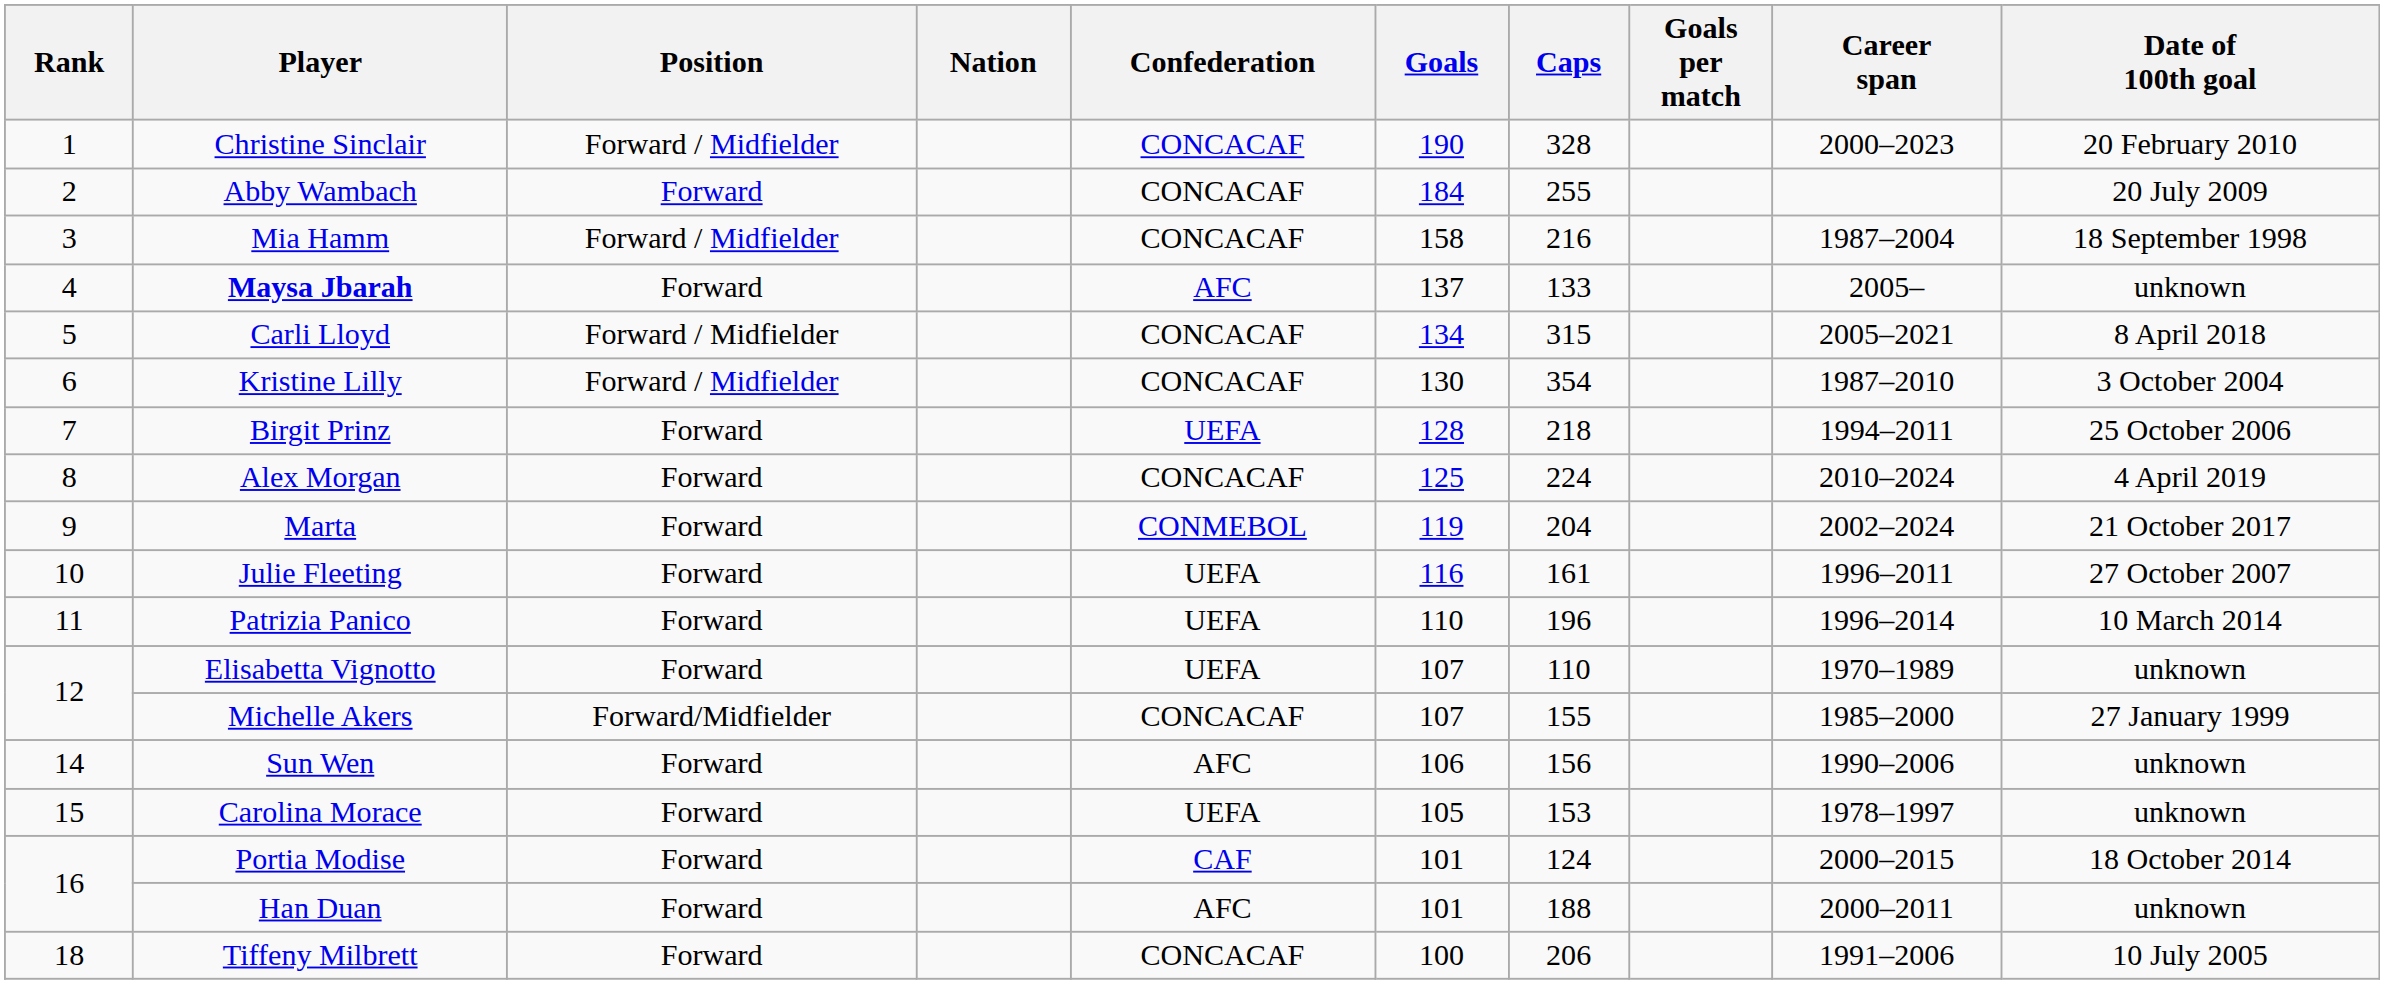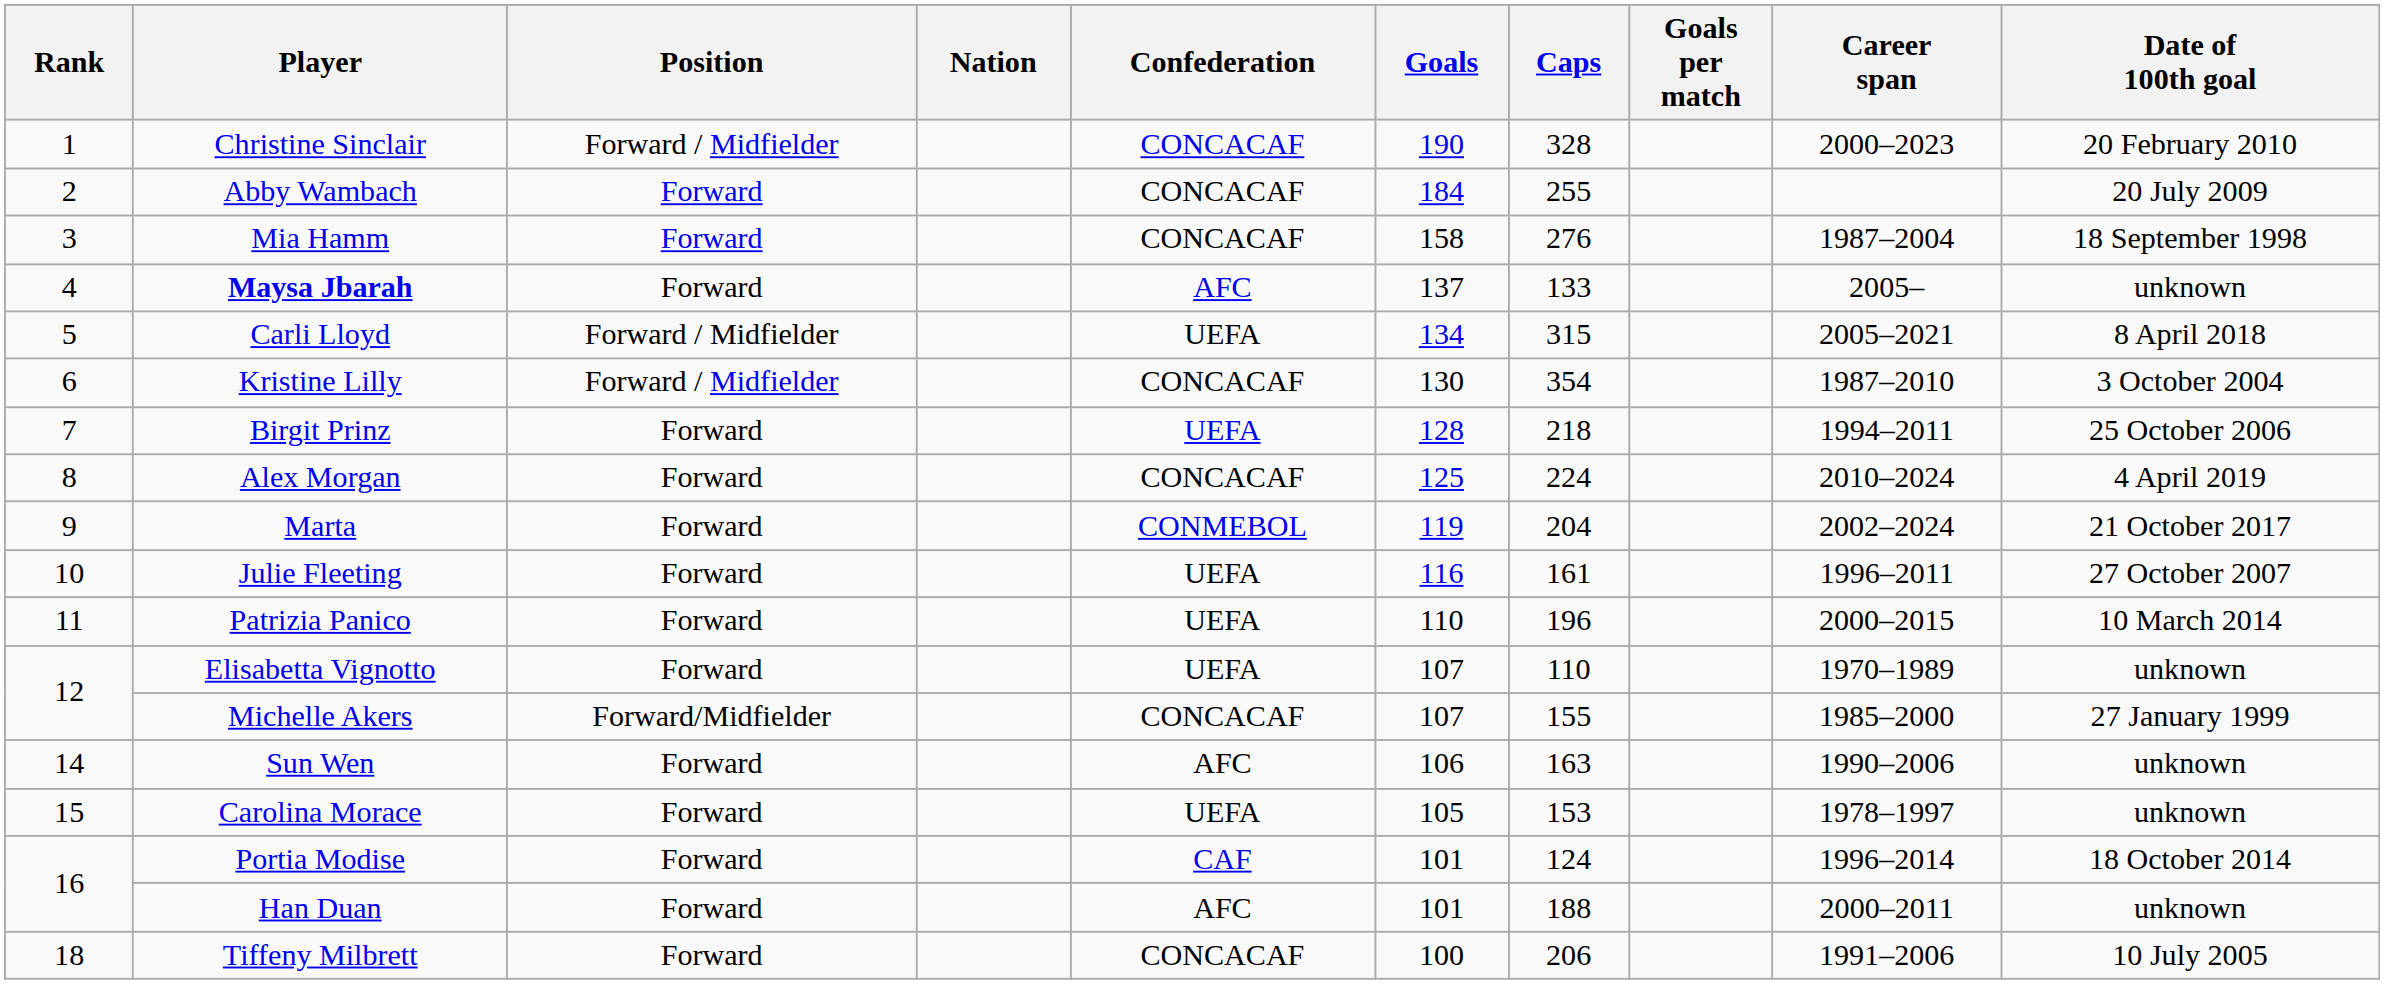(712, 239) Forward / Midfielder -> (712, 239) Forward
(1569, 239) 216 -> (1569, 239) 276
(1222, 334) CONCACAF -> (1222, 334) UEFA
(1887, 620) 1996–2014 -> (1887, 620) 2000–2015
(1569, 763) 156 -> (1569, 763) 163
(1887, 859) 2000–2015 -> (1887, 859) 1996–2014
